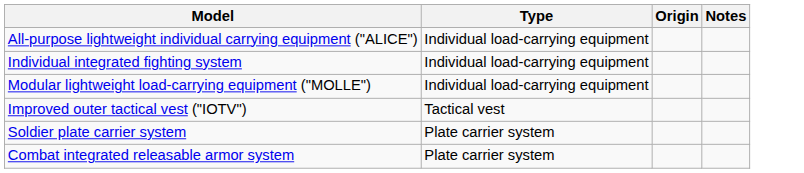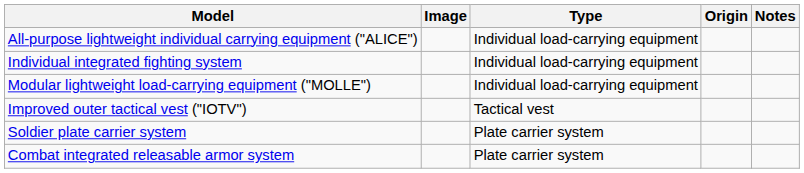+ column: (446, 16)
